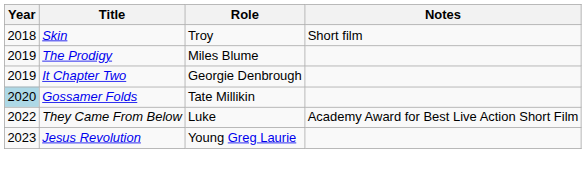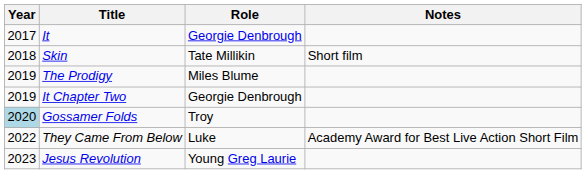+ row: (46, 35)
(201, 35) Troy -> (221, 55) Tate Millikin
(221, 96) Tate Millikin -> (201, 117) Troy
